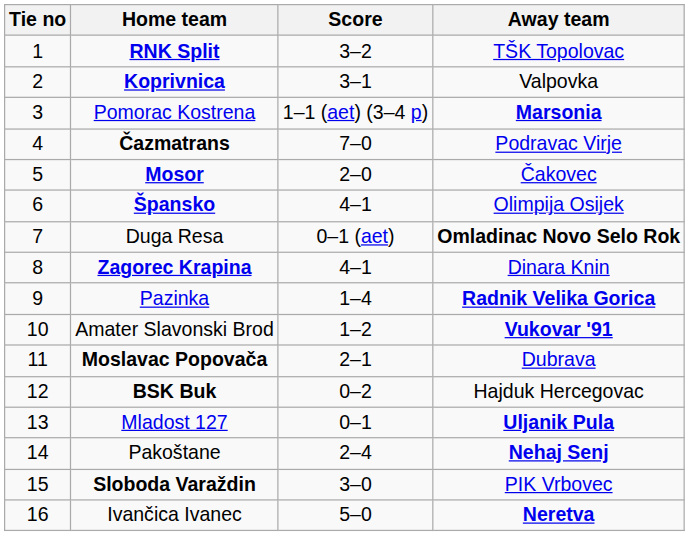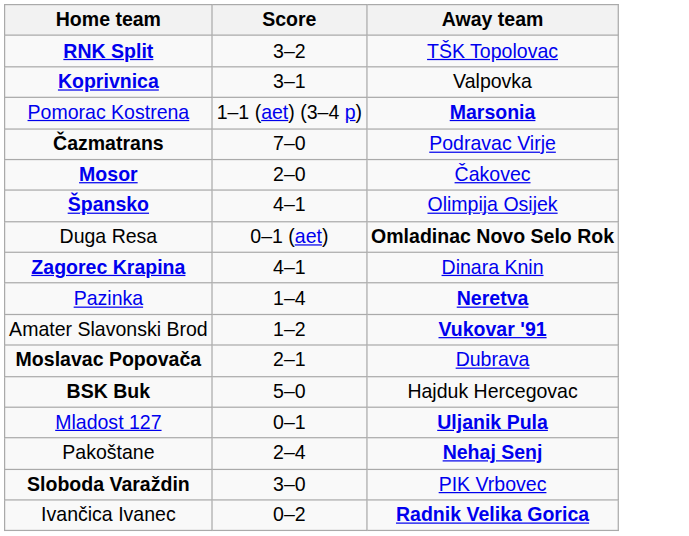- column: (38, 19)
(559, 298) Radnik Velika Gorica -> (493, 298) Neretva
(355, 391) 0–2 -> (289, 391) 5–0
(355, 515) 5–0 -> (289, 515) 0–2
(559, 515) Neretva -> (493, 515) Radnik Velika Gorica
